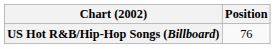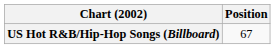(246, 33) 76 -> (246, 33) 67
